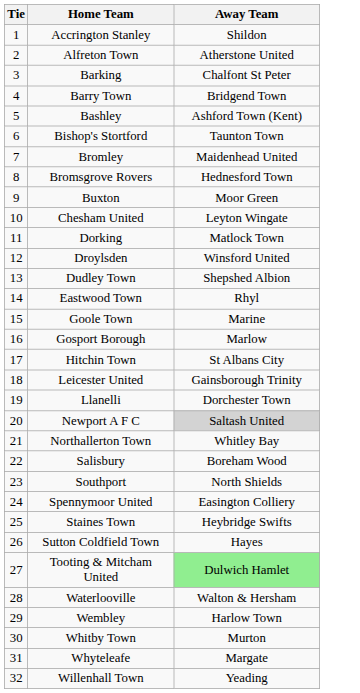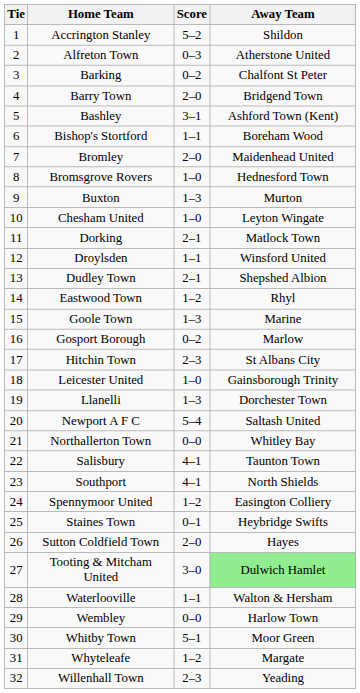+ column: (192, 14)
(247, 136) Taunton Town -> (283, 136) Boreham Wood
(247, 197) Moor Green -> (283, 197) Murton
(247, 420) lightgrey background -> (283, 420) no background
(247, 461) Boreham Wood -> (283, 461) Taunton Town
(247, 638) Murton -> (283, 638) Moor Green
